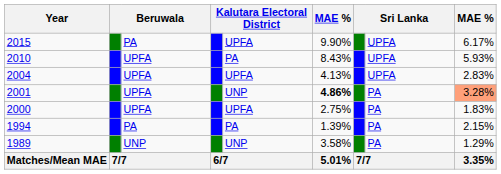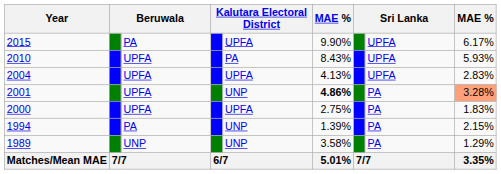(232, 127) PA -> (236, 127) UNP
